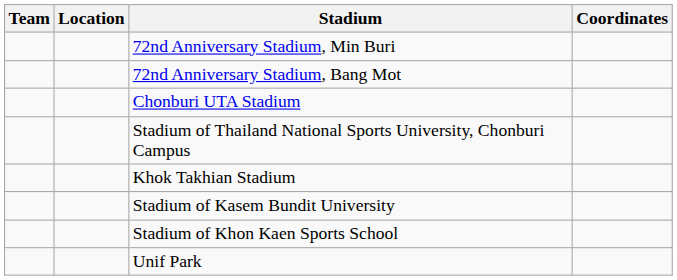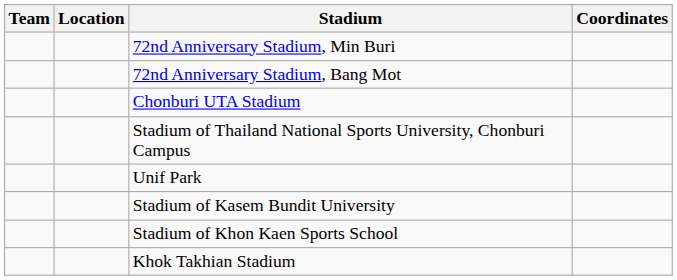rows swapped: (167, 261) <-> (214, 177)
